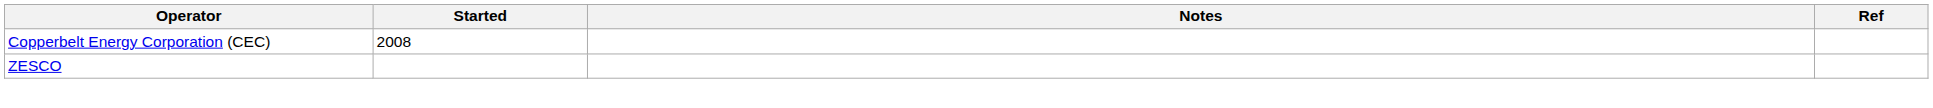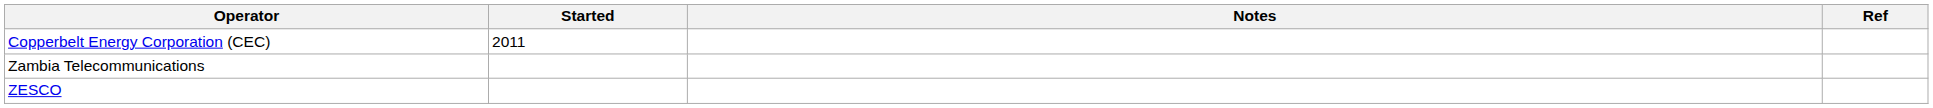(394, 41) 2008 -> (509, 41) 2011
+ row: (106, 66)
